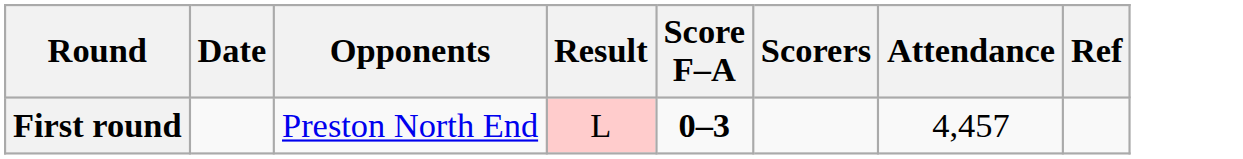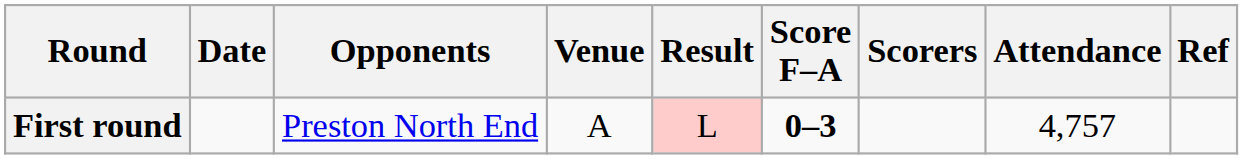+ column: (599, 51)
(971, 125) 4,457 -> (1077, 125) 4,757
